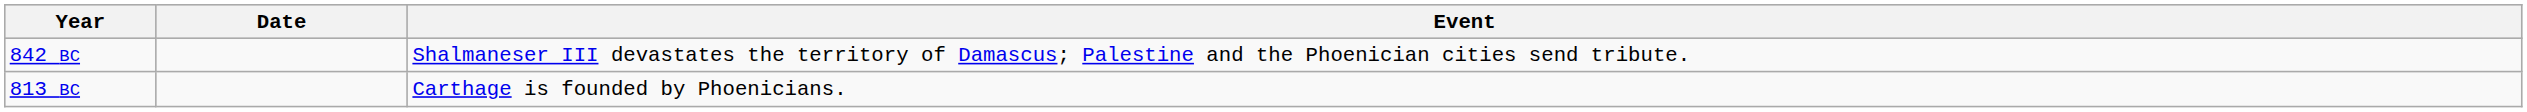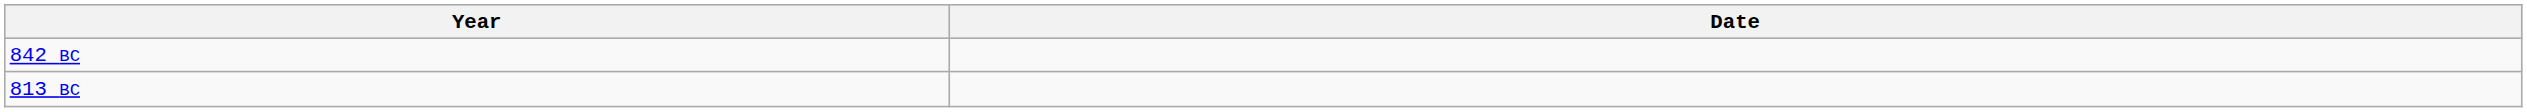- column: (1465, 22)
